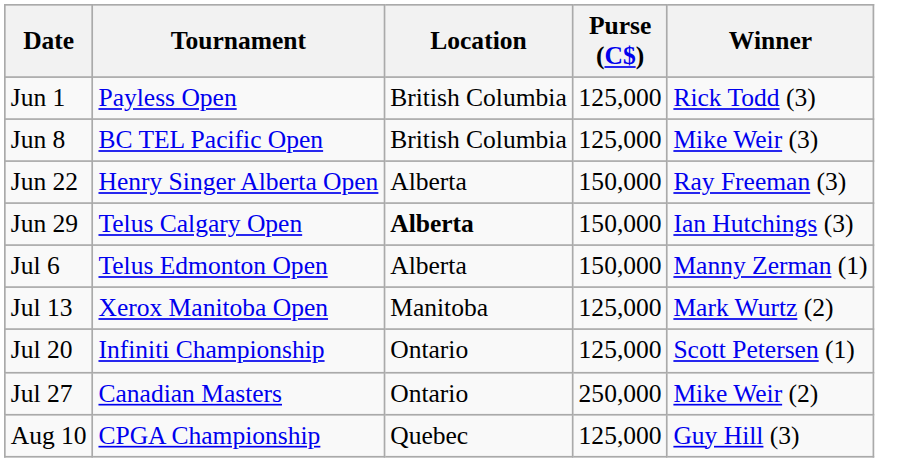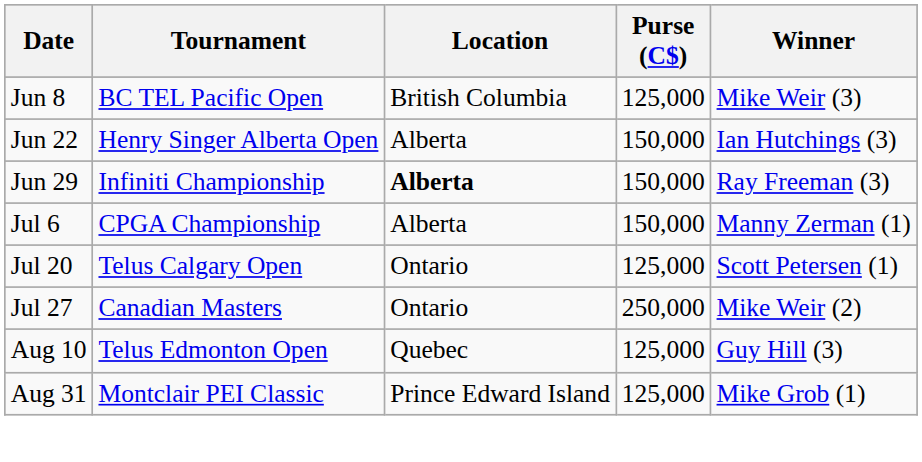- row: (38, 98)
(760, 182) Ray Freeman (3) -> (807, 140) Ian Hutchings (3)
(200, 224) Telus Calgary Open -> (212, 182) Infiniti Championship
(763, 224) Ian Hutchings (3) -> (803, 182) Ray Freeman (3)
(213, 266) Telus Edmonton Open -> (209, 224) CPGA Championship
- row: (42, 308)
(212, 350) Infiniti Championship -> (200, 266) Telus Calgary Open
(209, 434) CPGA Championship -> (213, 350) Telus Edmonton Open
+ row: (49, 392)
